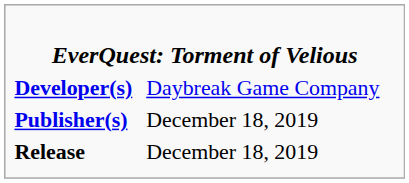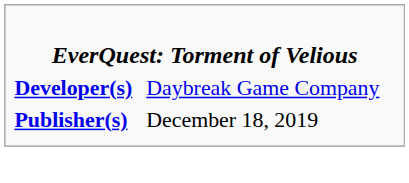- row: (50, 151)
